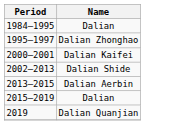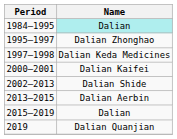(98, 26) no background -> (114, 26) paleturquoise background
+ row: (30, 55)
